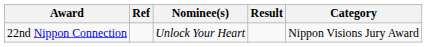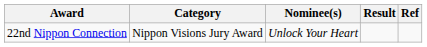columns swapped: (354, 13) <-> (141, 13)
